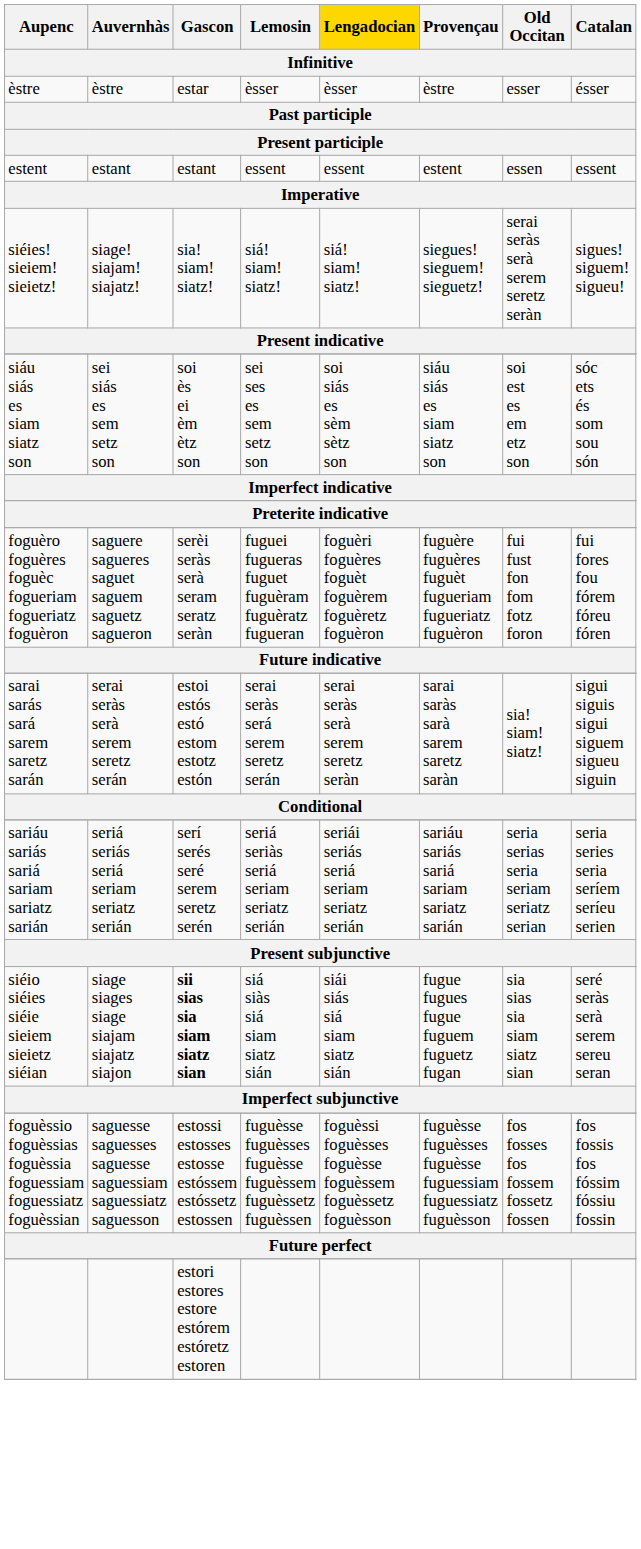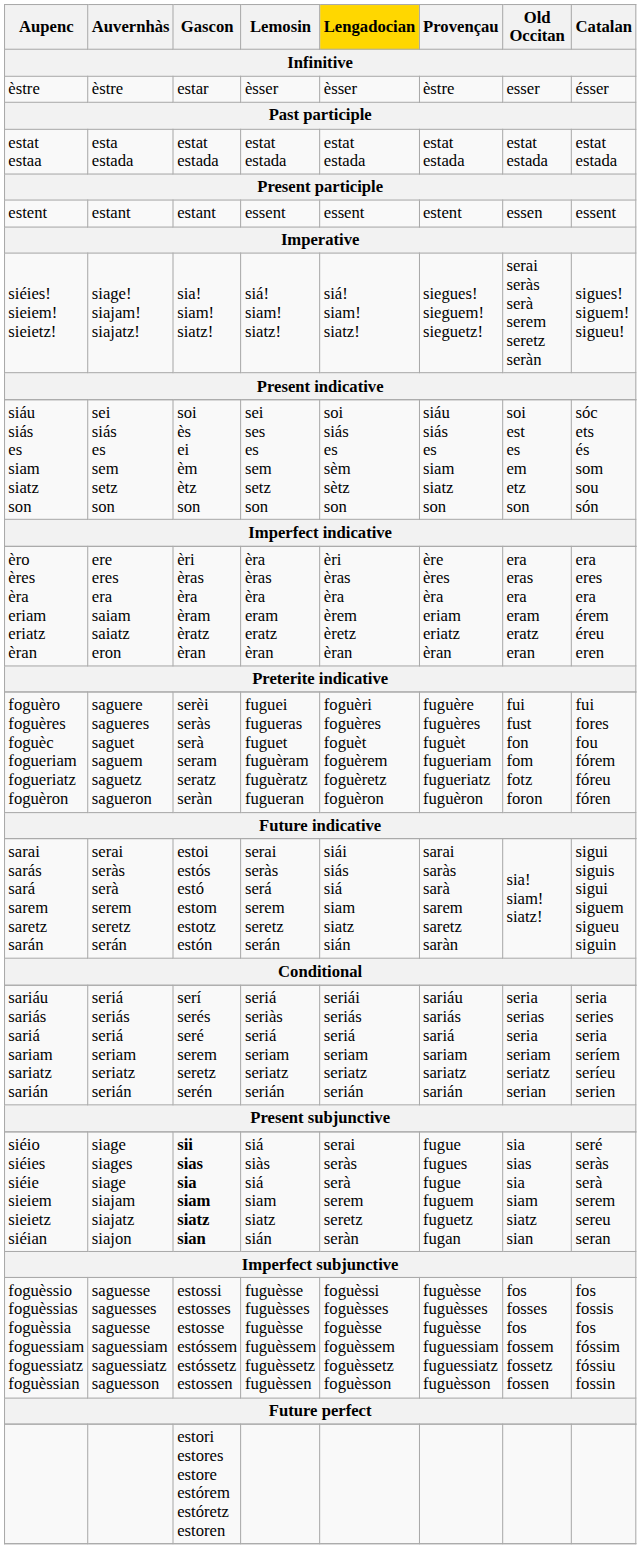+ row: (25, 151)
+ row: (27, 605)
(344, 733) serai seràs serà serem seretz seràn -> (339, 898) siái siás siá siam siatz sián
(339, 1026) siái siás siá siam siatz sián -> (344, 1191) serai seràs serà serem seretz seràn
